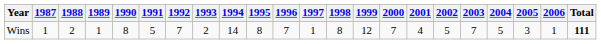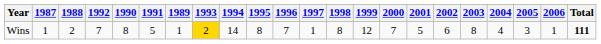columns swapped: (99, 13) <-> (179, 13)
(206, 30) no background -> (206, 30) gold background
(420, 30) 4 -> (420, 30) 5
(447, 30) 5 -> (447, 30) 6
(474, 30) 7 -> (474, 30) 8
(500, 30) 5 -> (500, 30) 4
